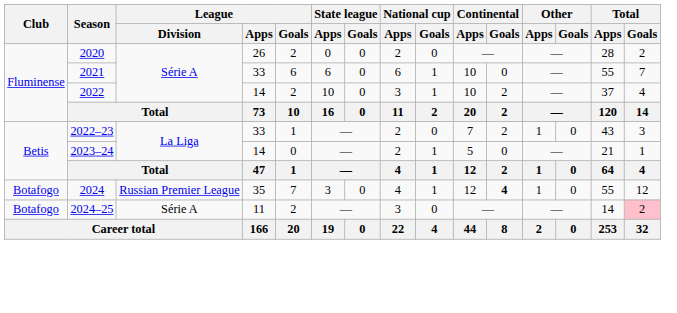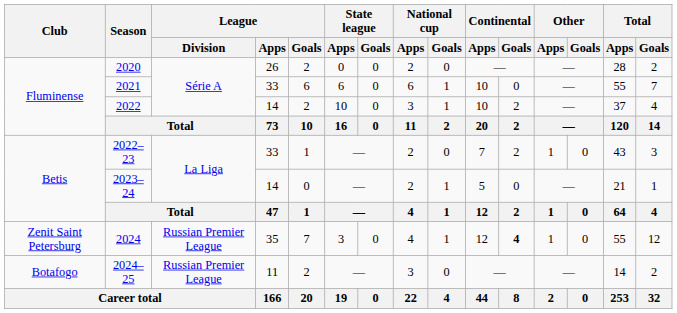(36, 190) Botafogo -> (55, 238) Zenit Saint Petersburg
(179, 209) Série A -> (204, 272) Russian Premier League
(642, 209) pink background -> (654, 272) no background
